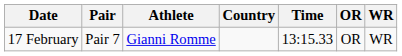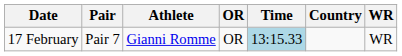columns swapped: (249, 16) <-> (351, 16)
(307, 39) no background -> (277, 39) lightblue background
